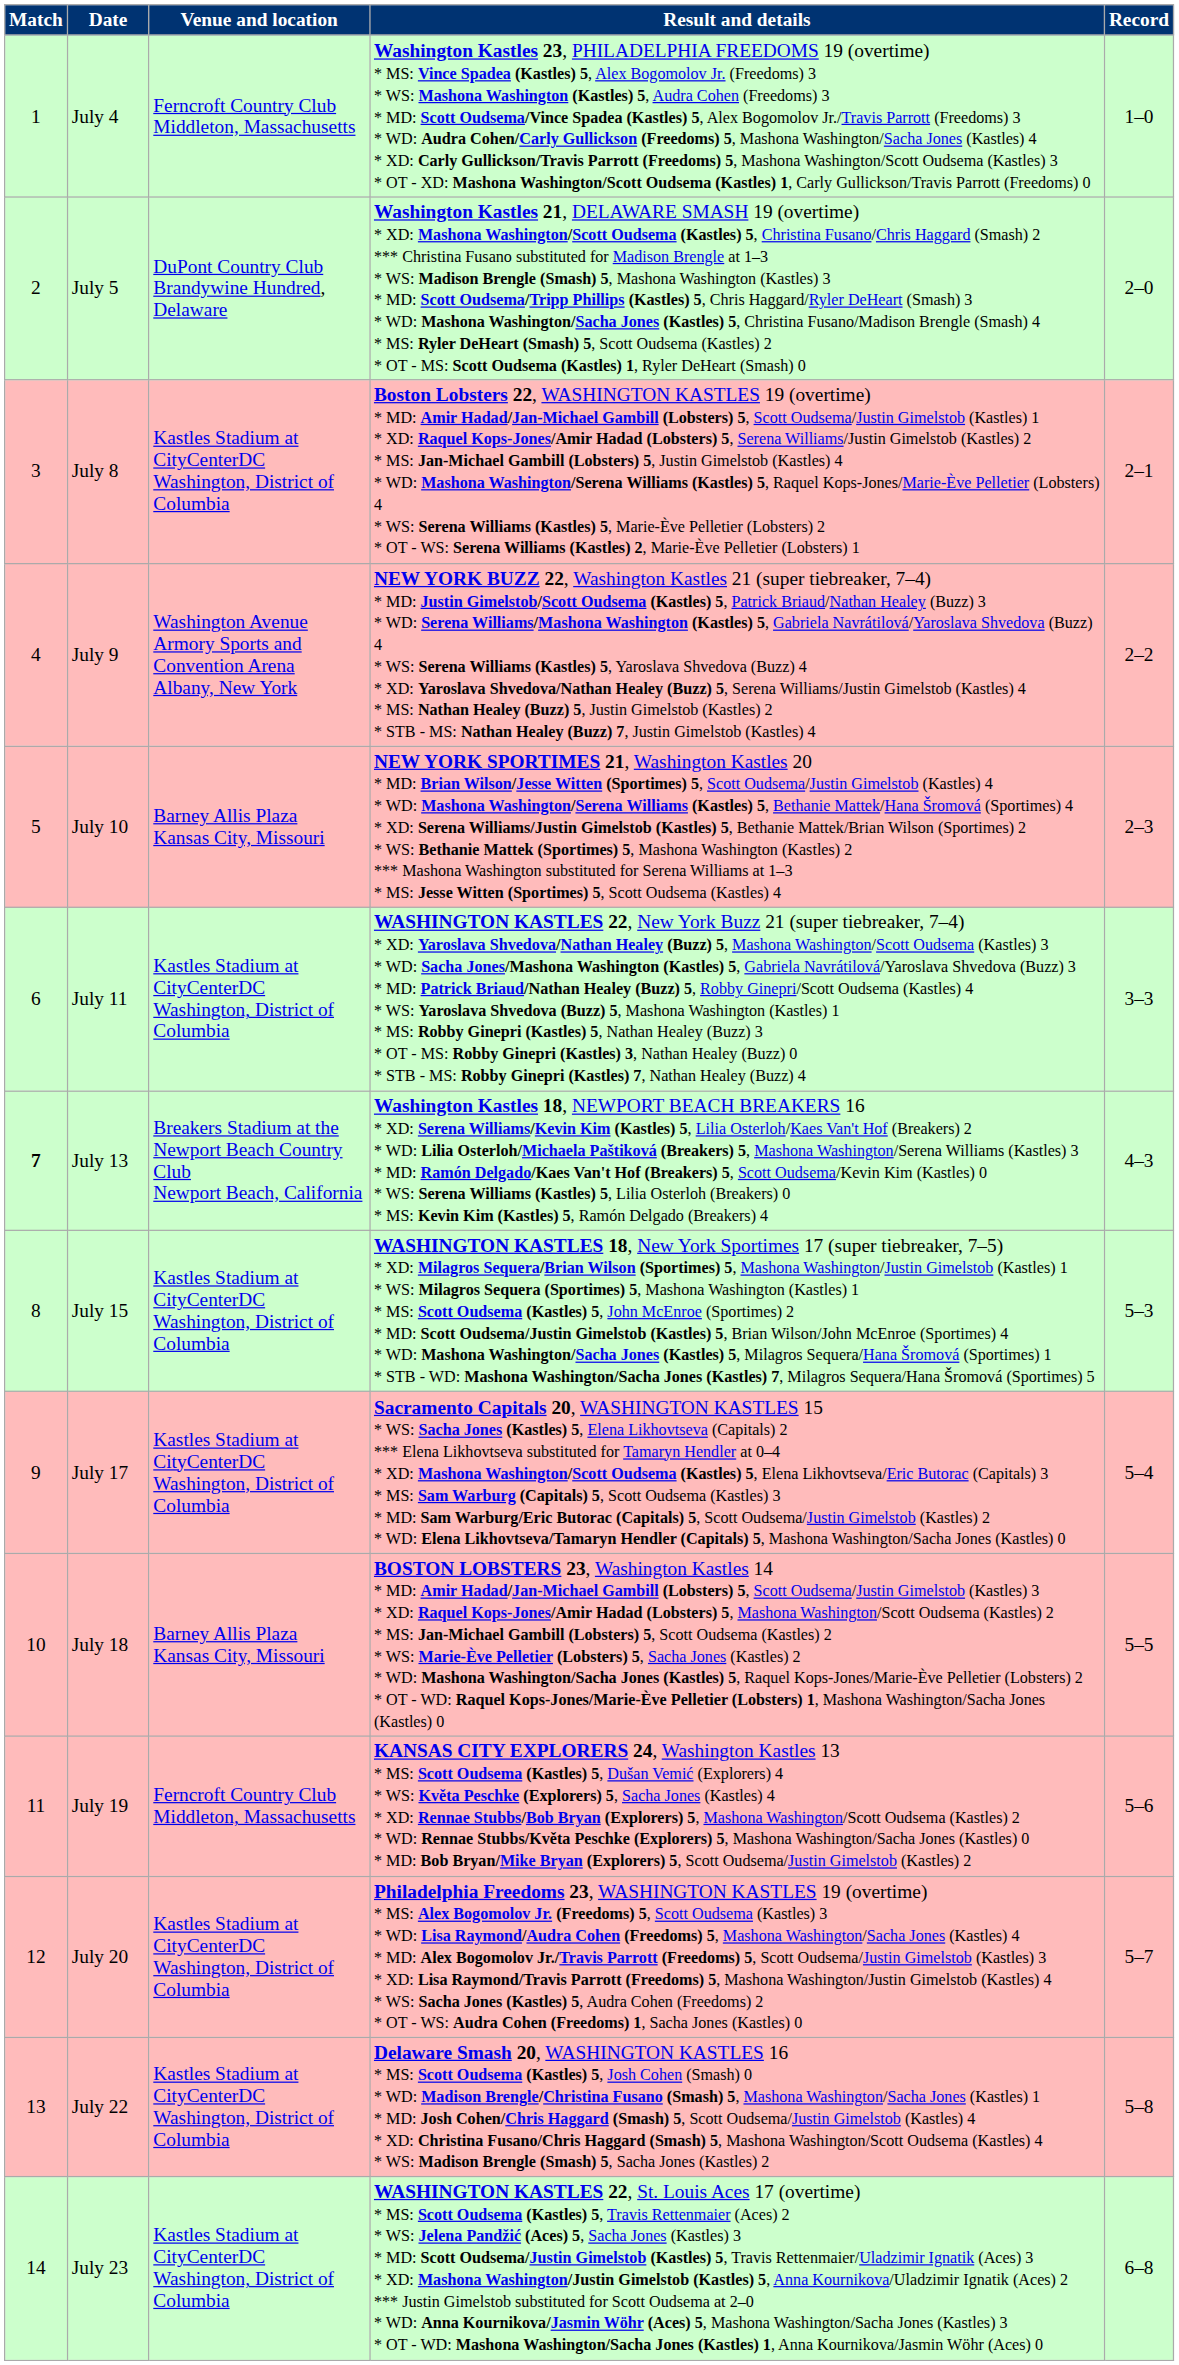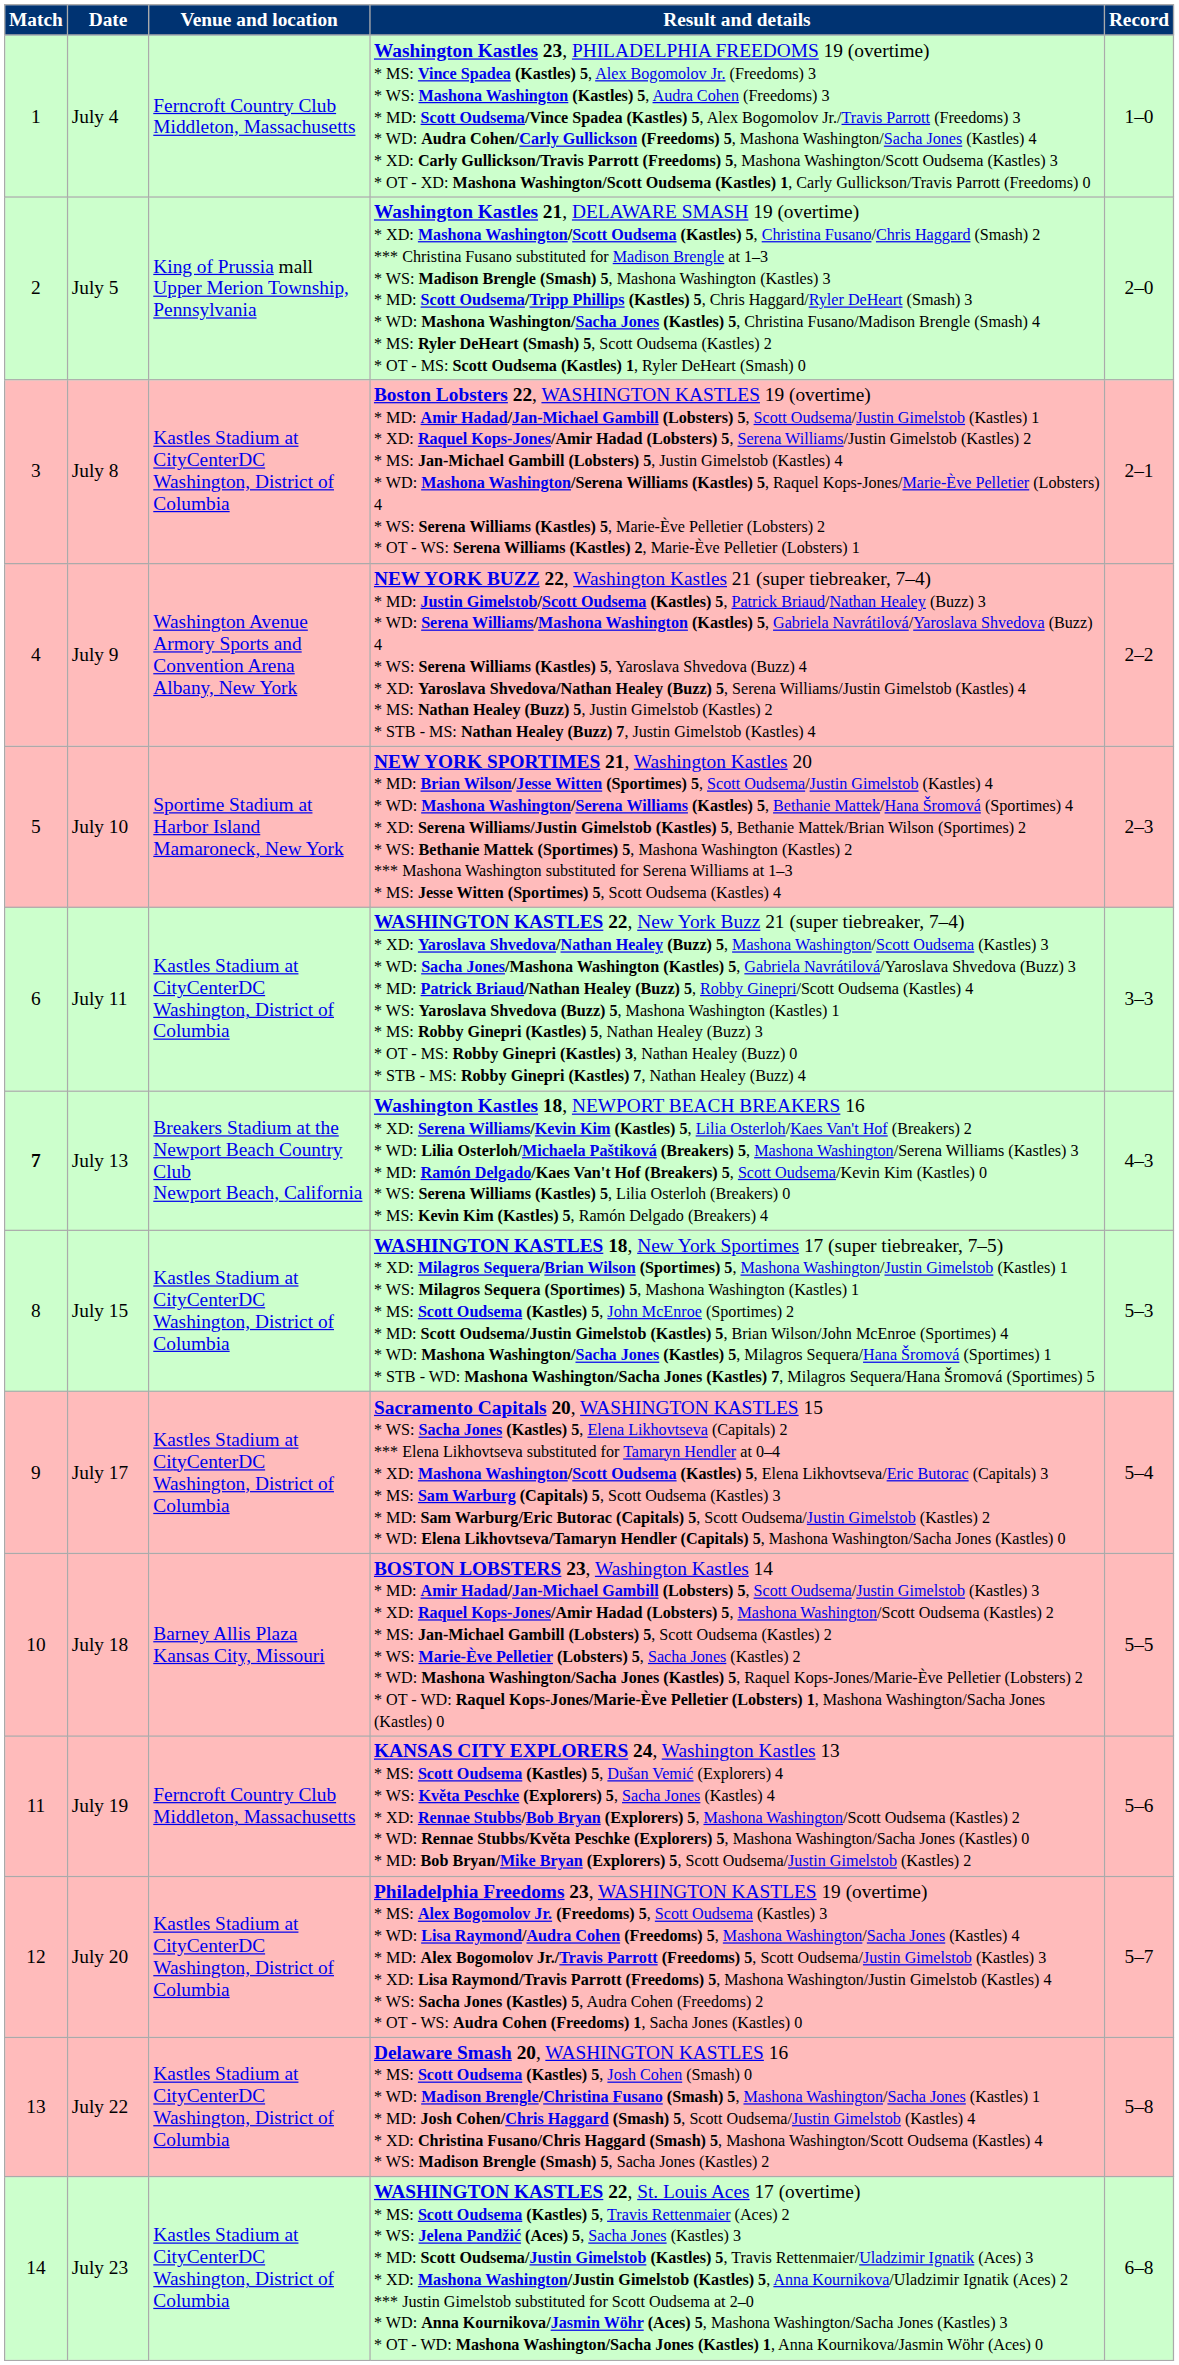(239, 288) DuPont Country Club Brandywine Hundred, Delaware -> (251, 288) King of Prussia mall Upper Merion Township, Pennsylvania
(239, 826) Barney Allis Plaza Kansas City, Missouri -> (248, 826) Sportime Stadium at Harbor Island Mamaroneck, New York
